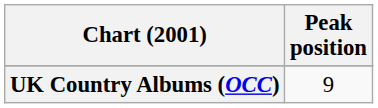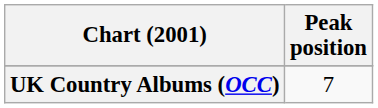(328, 84) 9 -> (328, 84) 7
